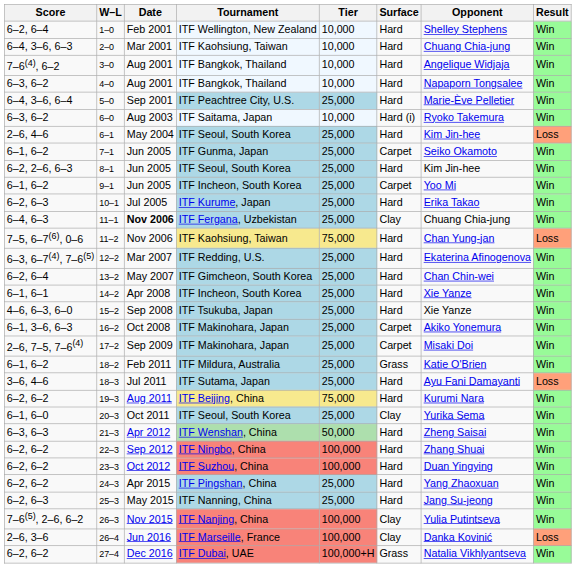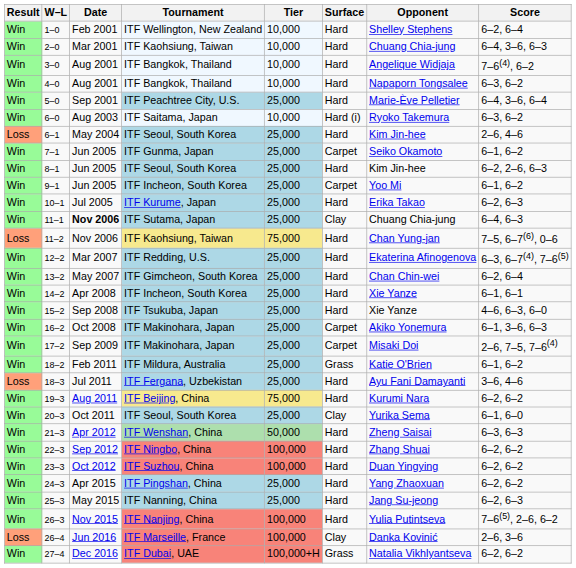columns swapped: (552, 13) <-> (51, 13)
(238, 219) ITF Fergana, Uzbekistan -> (170, 219) ITF Sutama, Japan
(224, 381) ITF Sutama, Japan -> (183, 381) ITF Fergana, Uzbekistan
(390, 519) Clay -> (336, 519) Hard
